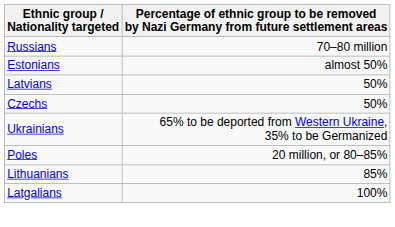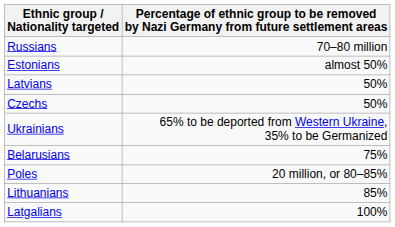+ row: (38, 155)
